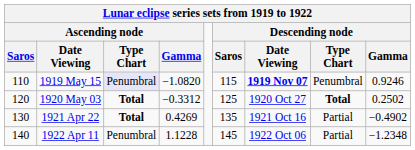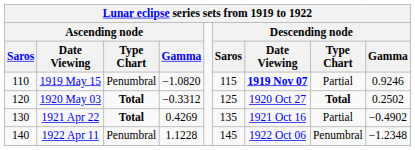(131, 81) lavender background -> (131, 81) no background
(338, 81) Penumbral -> (338, 81) Partial
(338, 136) Partial -> (338, 136) Penumbral
